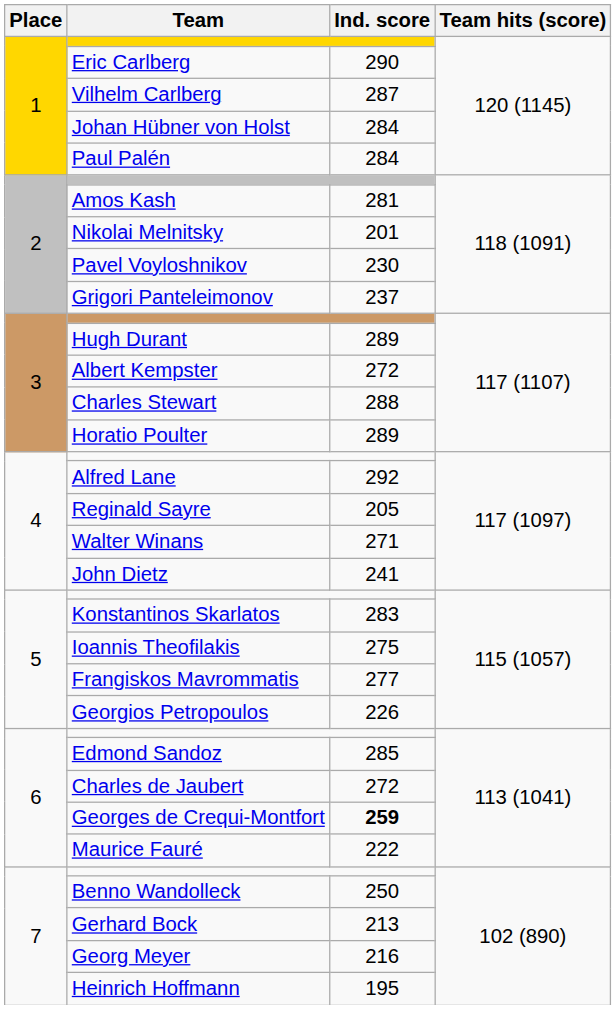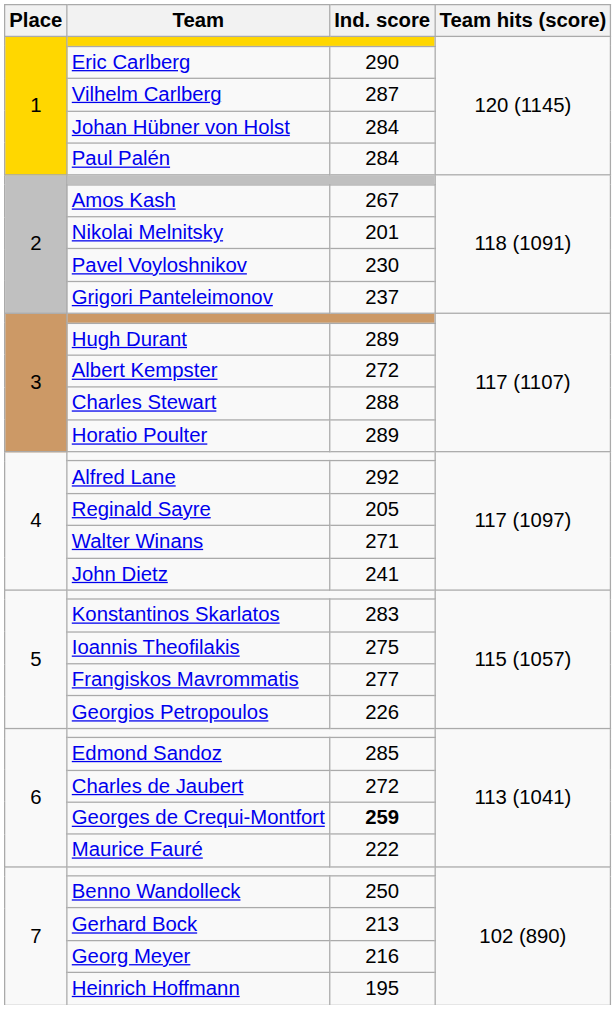(382, 200) 281 -> (382, 200) 267
